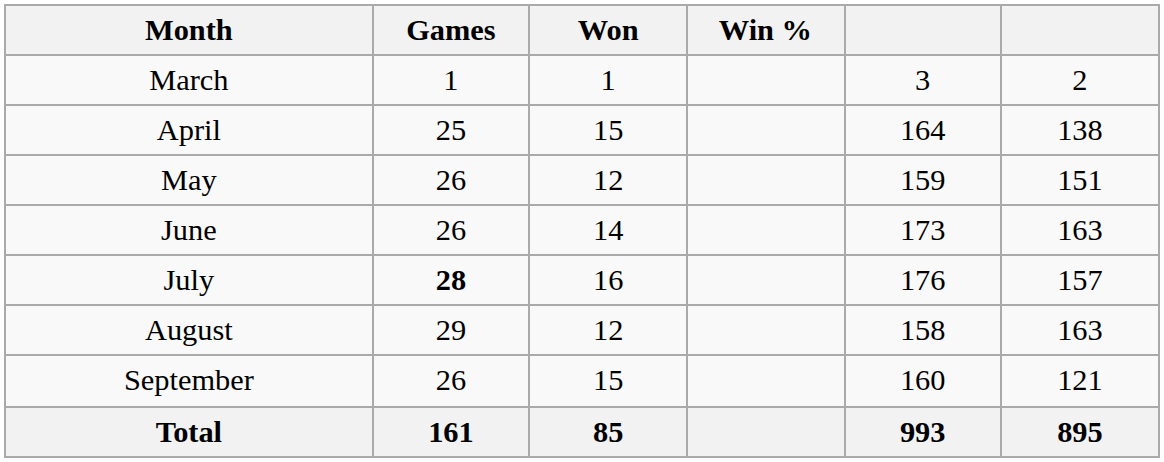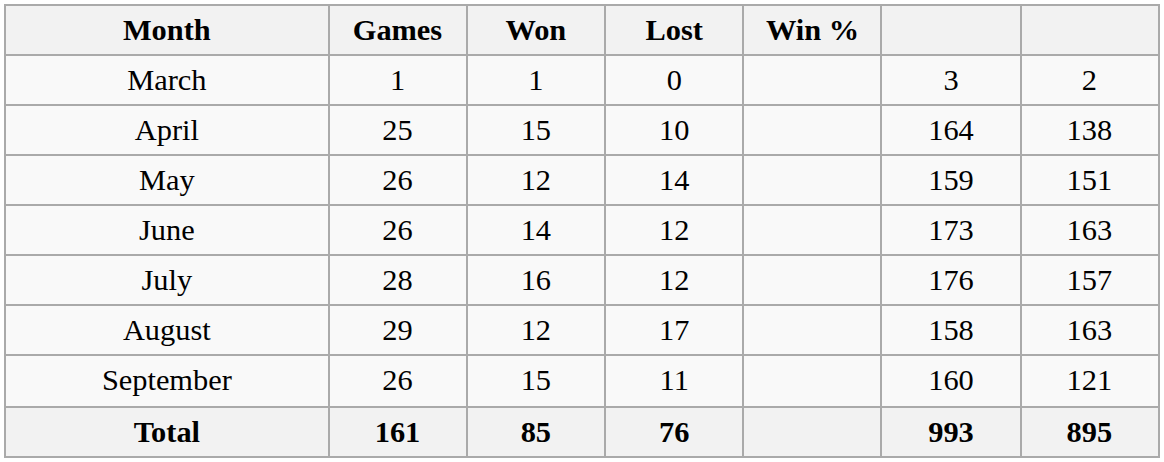+ column: (674, 29)
(451, 280) bold -> (397, 280) normal
